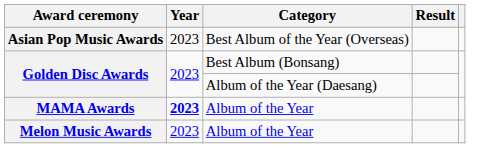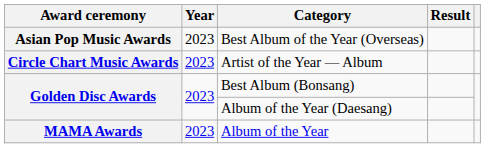+ row: (93, 62)
(185, 108) bold -> (200, 131) normal
- row: (86, 131)
